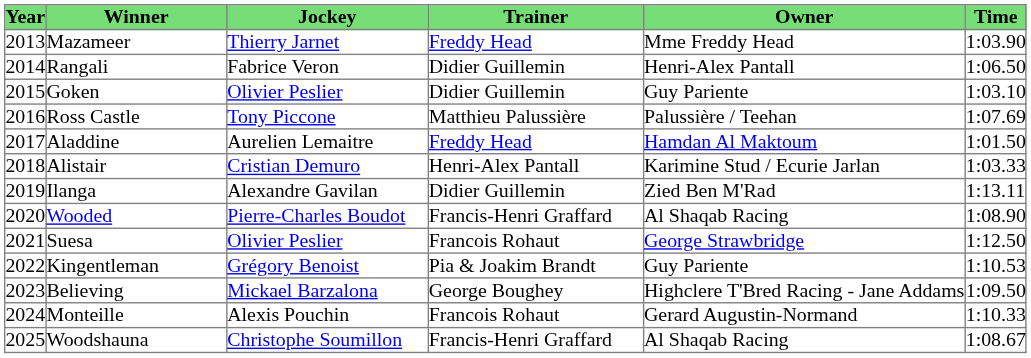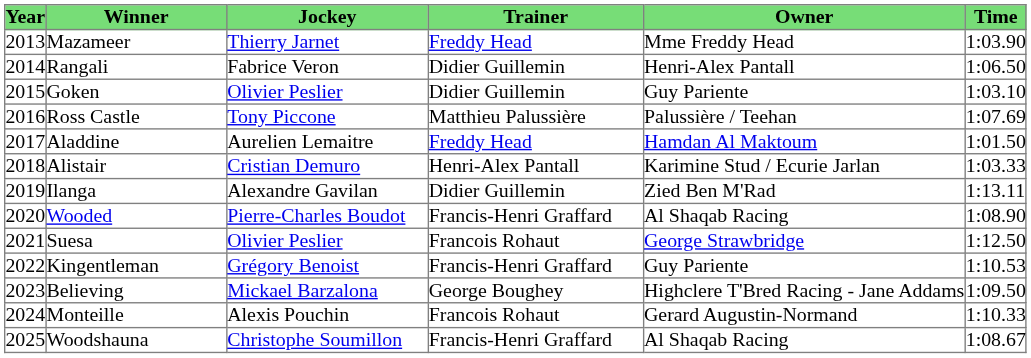(512, 265) Pia & Joakim Brandt -> (520, 265) Francis-Henri Graffard
